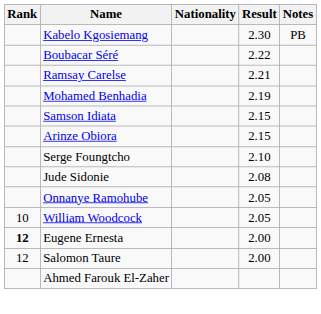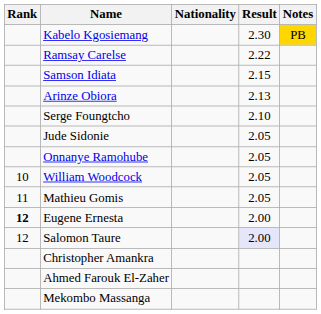(298, 34) no background -> (298, 34) gold background
- row: (81, 55)
(259, 75) 2.21 -> (259, 55) 2.22
- row: (95, 95)
(259, 136) 2.15 -> (259, 95) 2.13
(259, 177) 2.08 -> (259, 136) 2.05
+ row: (83, 197)
(259, 258) no background -> (259, 237) lavender background
+ row: (98, 258)
+ row: (97, 298)
